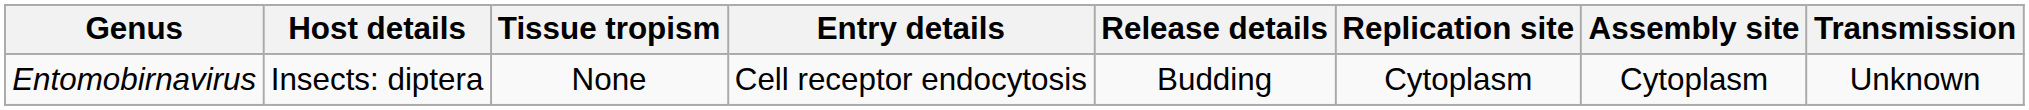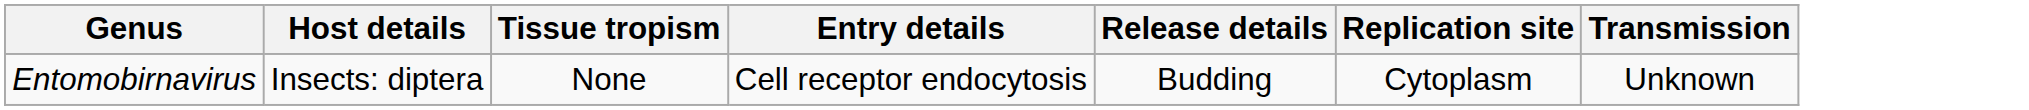- column: (1694, 29)
